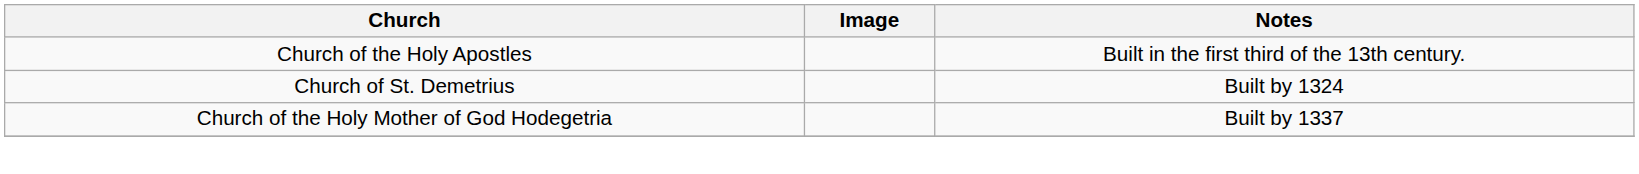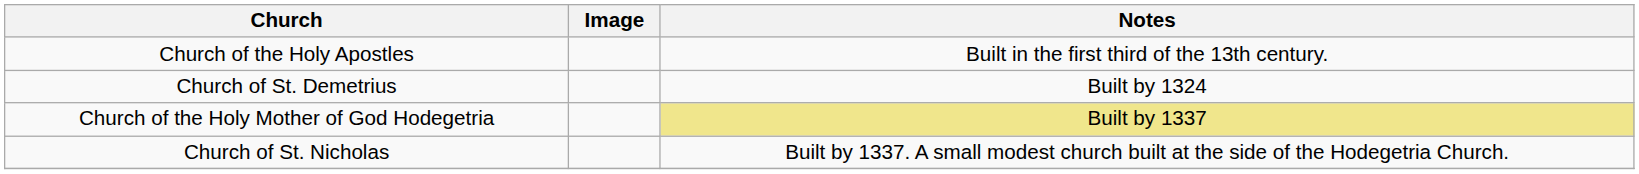(1284, 119) no background -> (1147, 119) khaki background
+ row: (287, 151)
